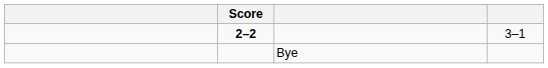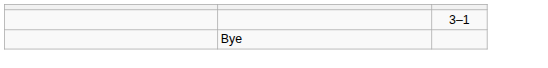- column: (246, 14)
